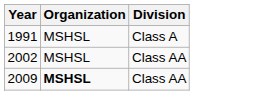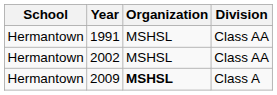+ column: (46, 15)
(155, 36) Class A -> (242, 36) Class AA
(159, 79) Class AA -> (237, 79) Class A
